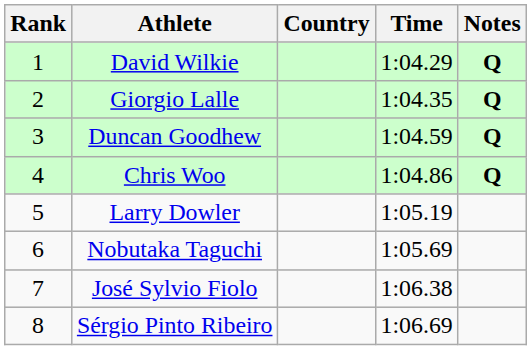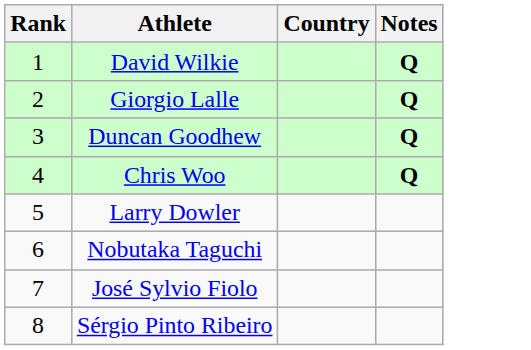- column: (417, 23)
